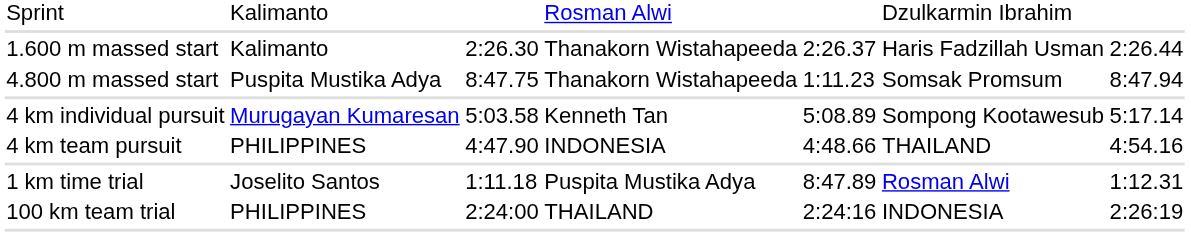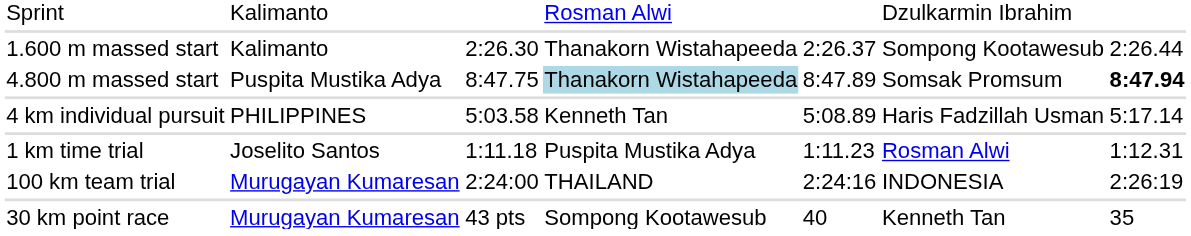(993, 49) Haris Fadzillah Usman -> (993, 49) Sompong Kootawesub
(671, 79) no background -> (671, 79) lightblue background
(839, 79) 1:11.23 -> (840, 79) 8:47.89
(1146, 79) normal -> (1147, 79) bold
(345, 115) Murugayan Kumaresan -> (298, 115) PHILIPPINES
(993, 115) Sompong Kootawesub -> (993, 115) Haris Fadzillah Usman
- row: (94, 145)
(840, 181) 8:47.89 -> (839, 151) 1:11.23
(298, 212) PHILIPPINES -> (345, 181) Murugayan Kumaresan
+ row: (88, 217)
